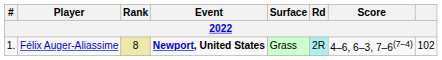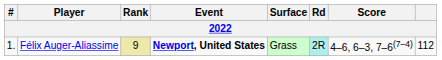(136, 46) 8 -> (136, 46) 9
(426, 46) 102 -> (426, 46) 112
